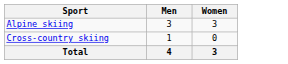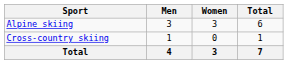+ column: (260, 12)
